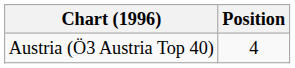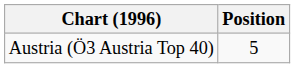(254, 47) 4 -> (254, 47) 5
